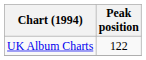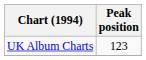(119, 45) 122 -> (119, 45) 123
